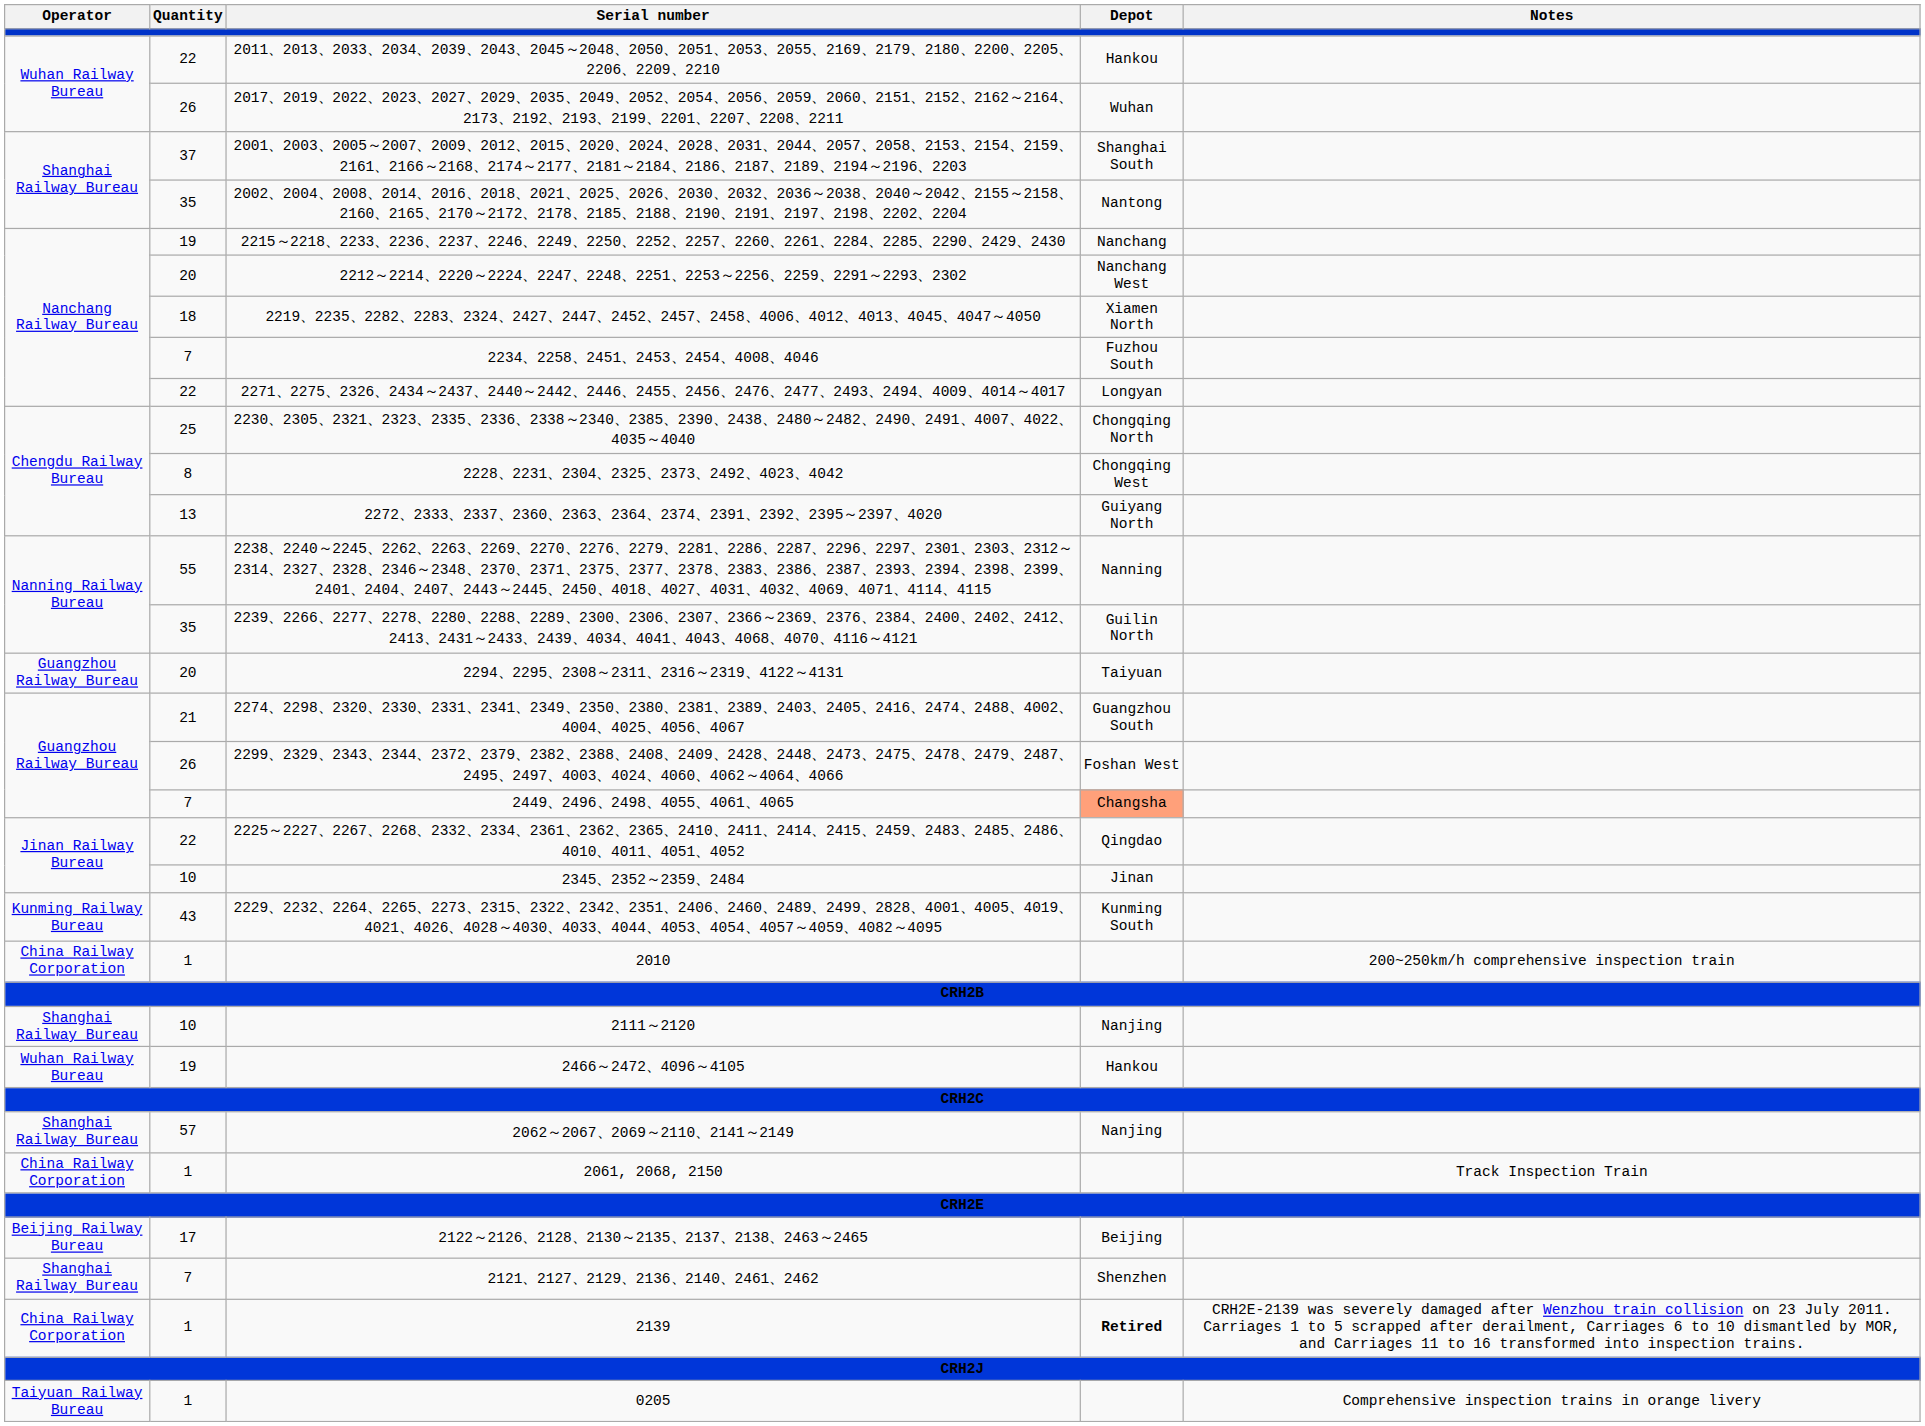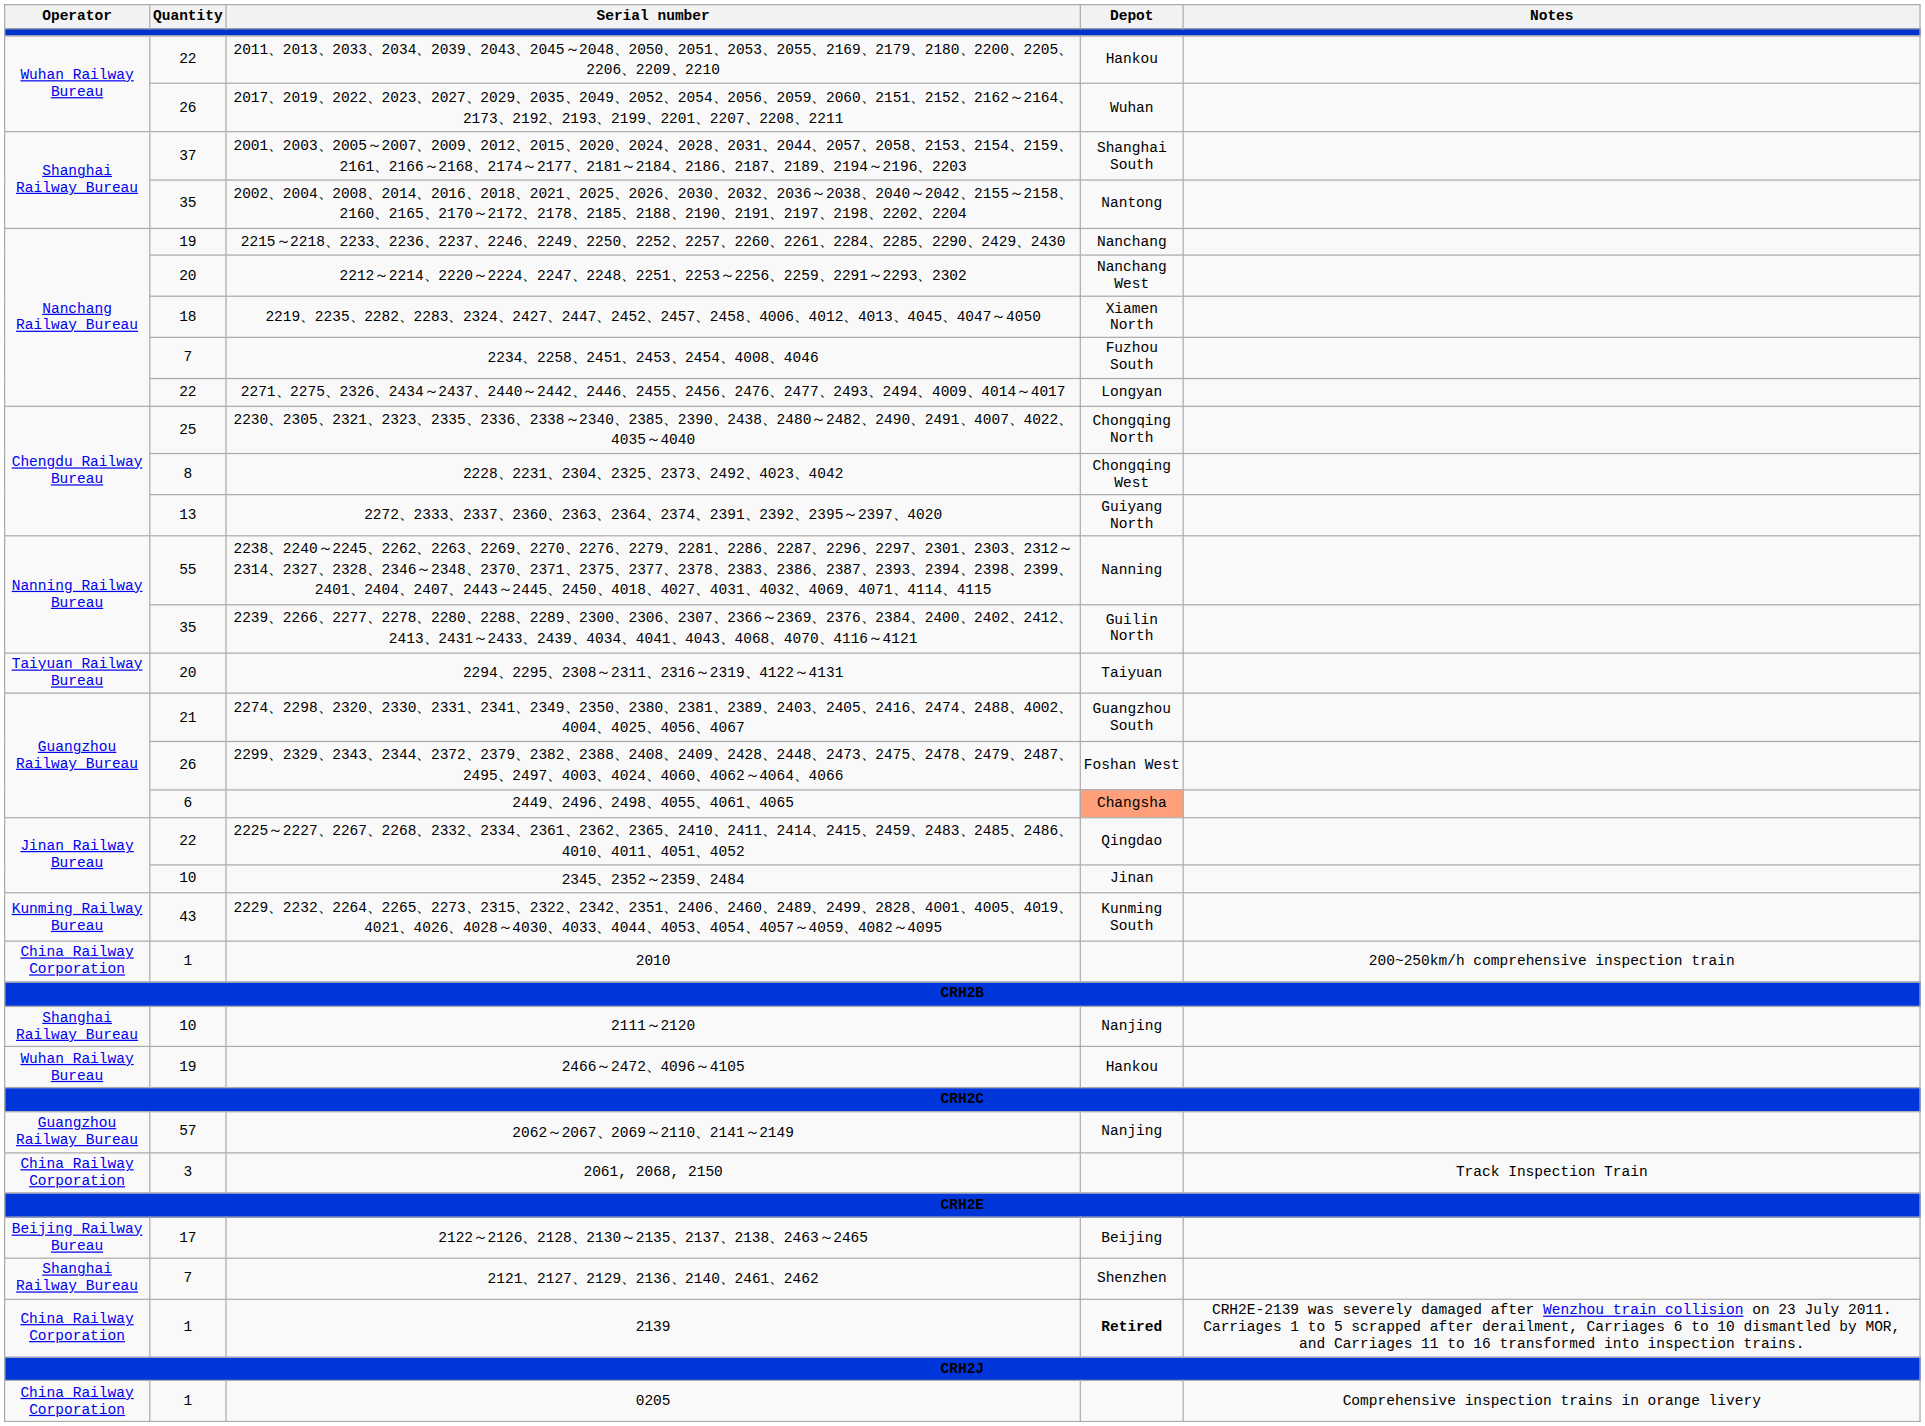(77, 673) Guangzhou Railway Bureau -> (77, 673) Taiyuan Railway Bureau
(188, 803) 7 -> (188, 803) 6
(77, 1132) Shanghai Railway Bureau -> (77, 1132) Guangzhou Railway Bureau
(188, 1173) 1 -> (188, 1173) 3
(77, 1401) Taiyuan Railway Bureau -> (77, 1401) China Railway Corporation
